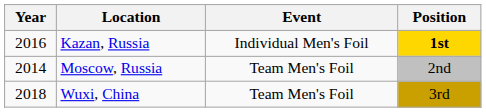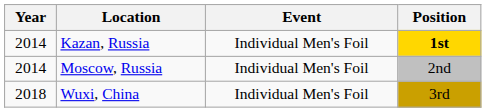(31, 43) 2016 -> (31, 43) 2014
(302, 69) Team Men's Foil -> (302, 69) Individual Men's Foil
(302, 94) Team Men's Foil -> (302, 94) Individual Men's Foil
